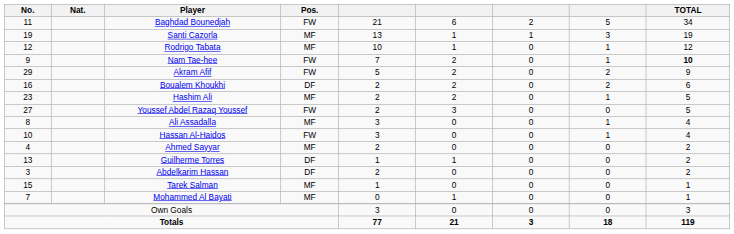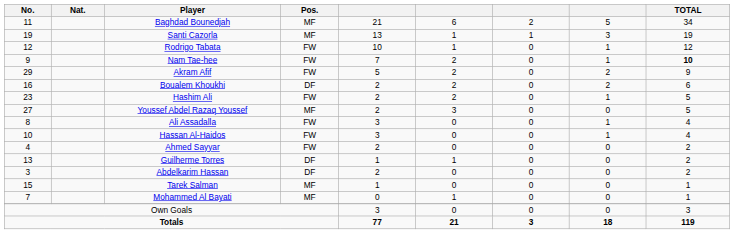(310, 22) FW -> (310, 22) MF
(310, 47) MF -> (310, 47) FW
(310, 97) MF -> (310, 97) FW
(310, 110) FW -> (310, 110) MF
(310, 122) MF -> (310, 122) FW
(310, 147) MF -> (310, 147) FW
